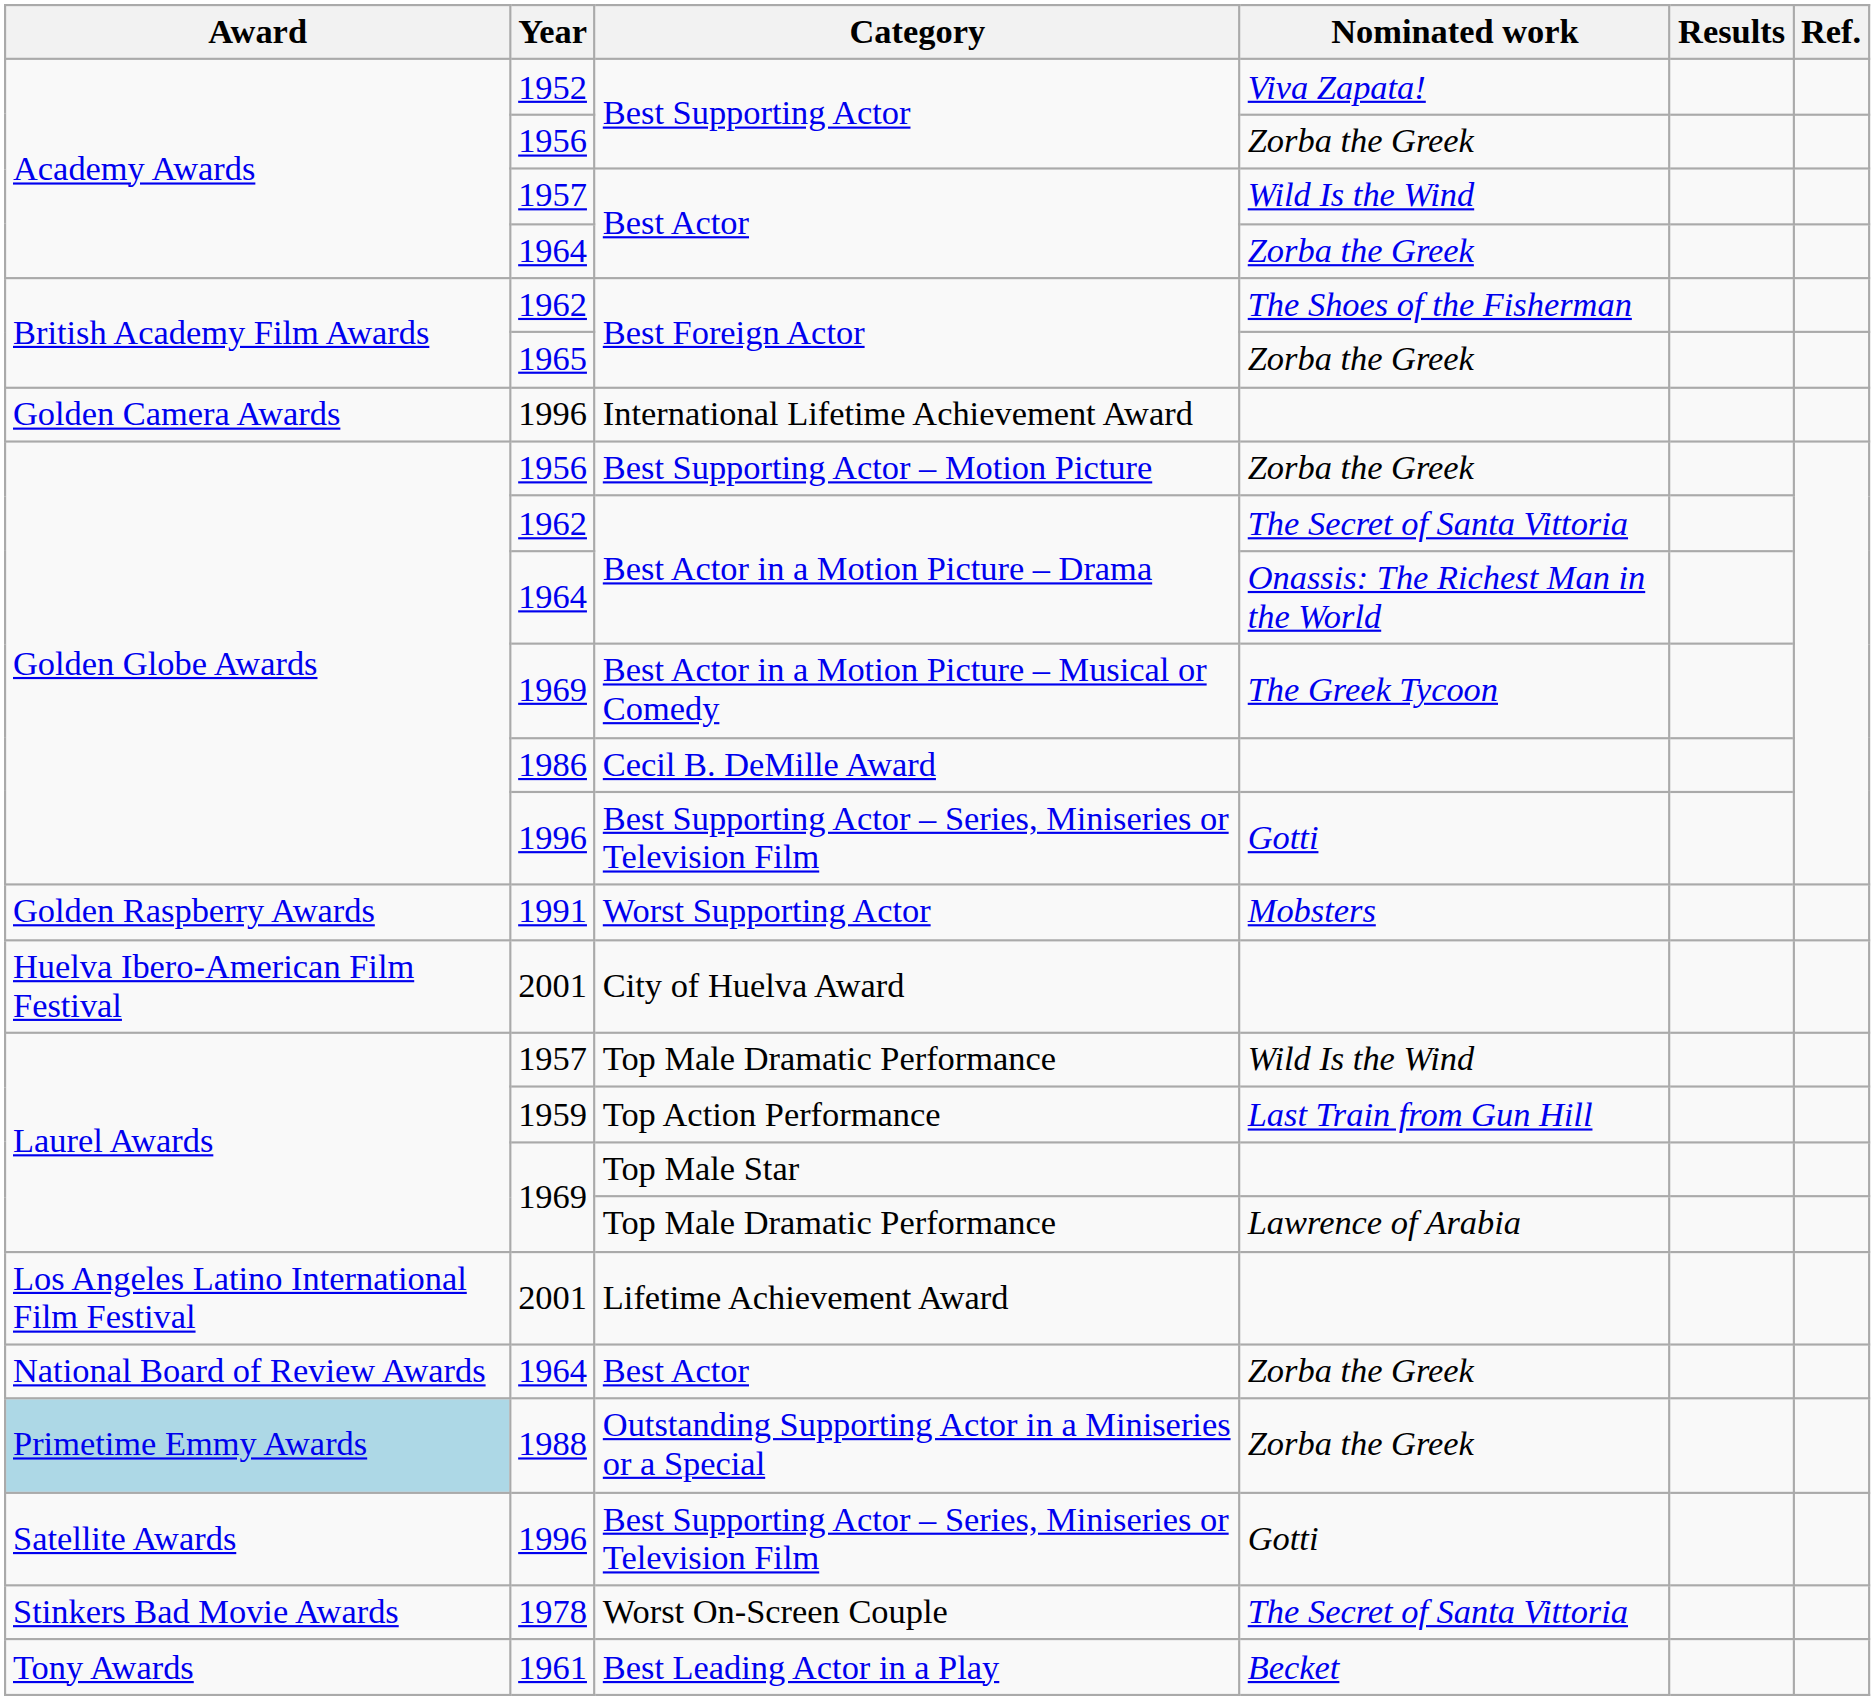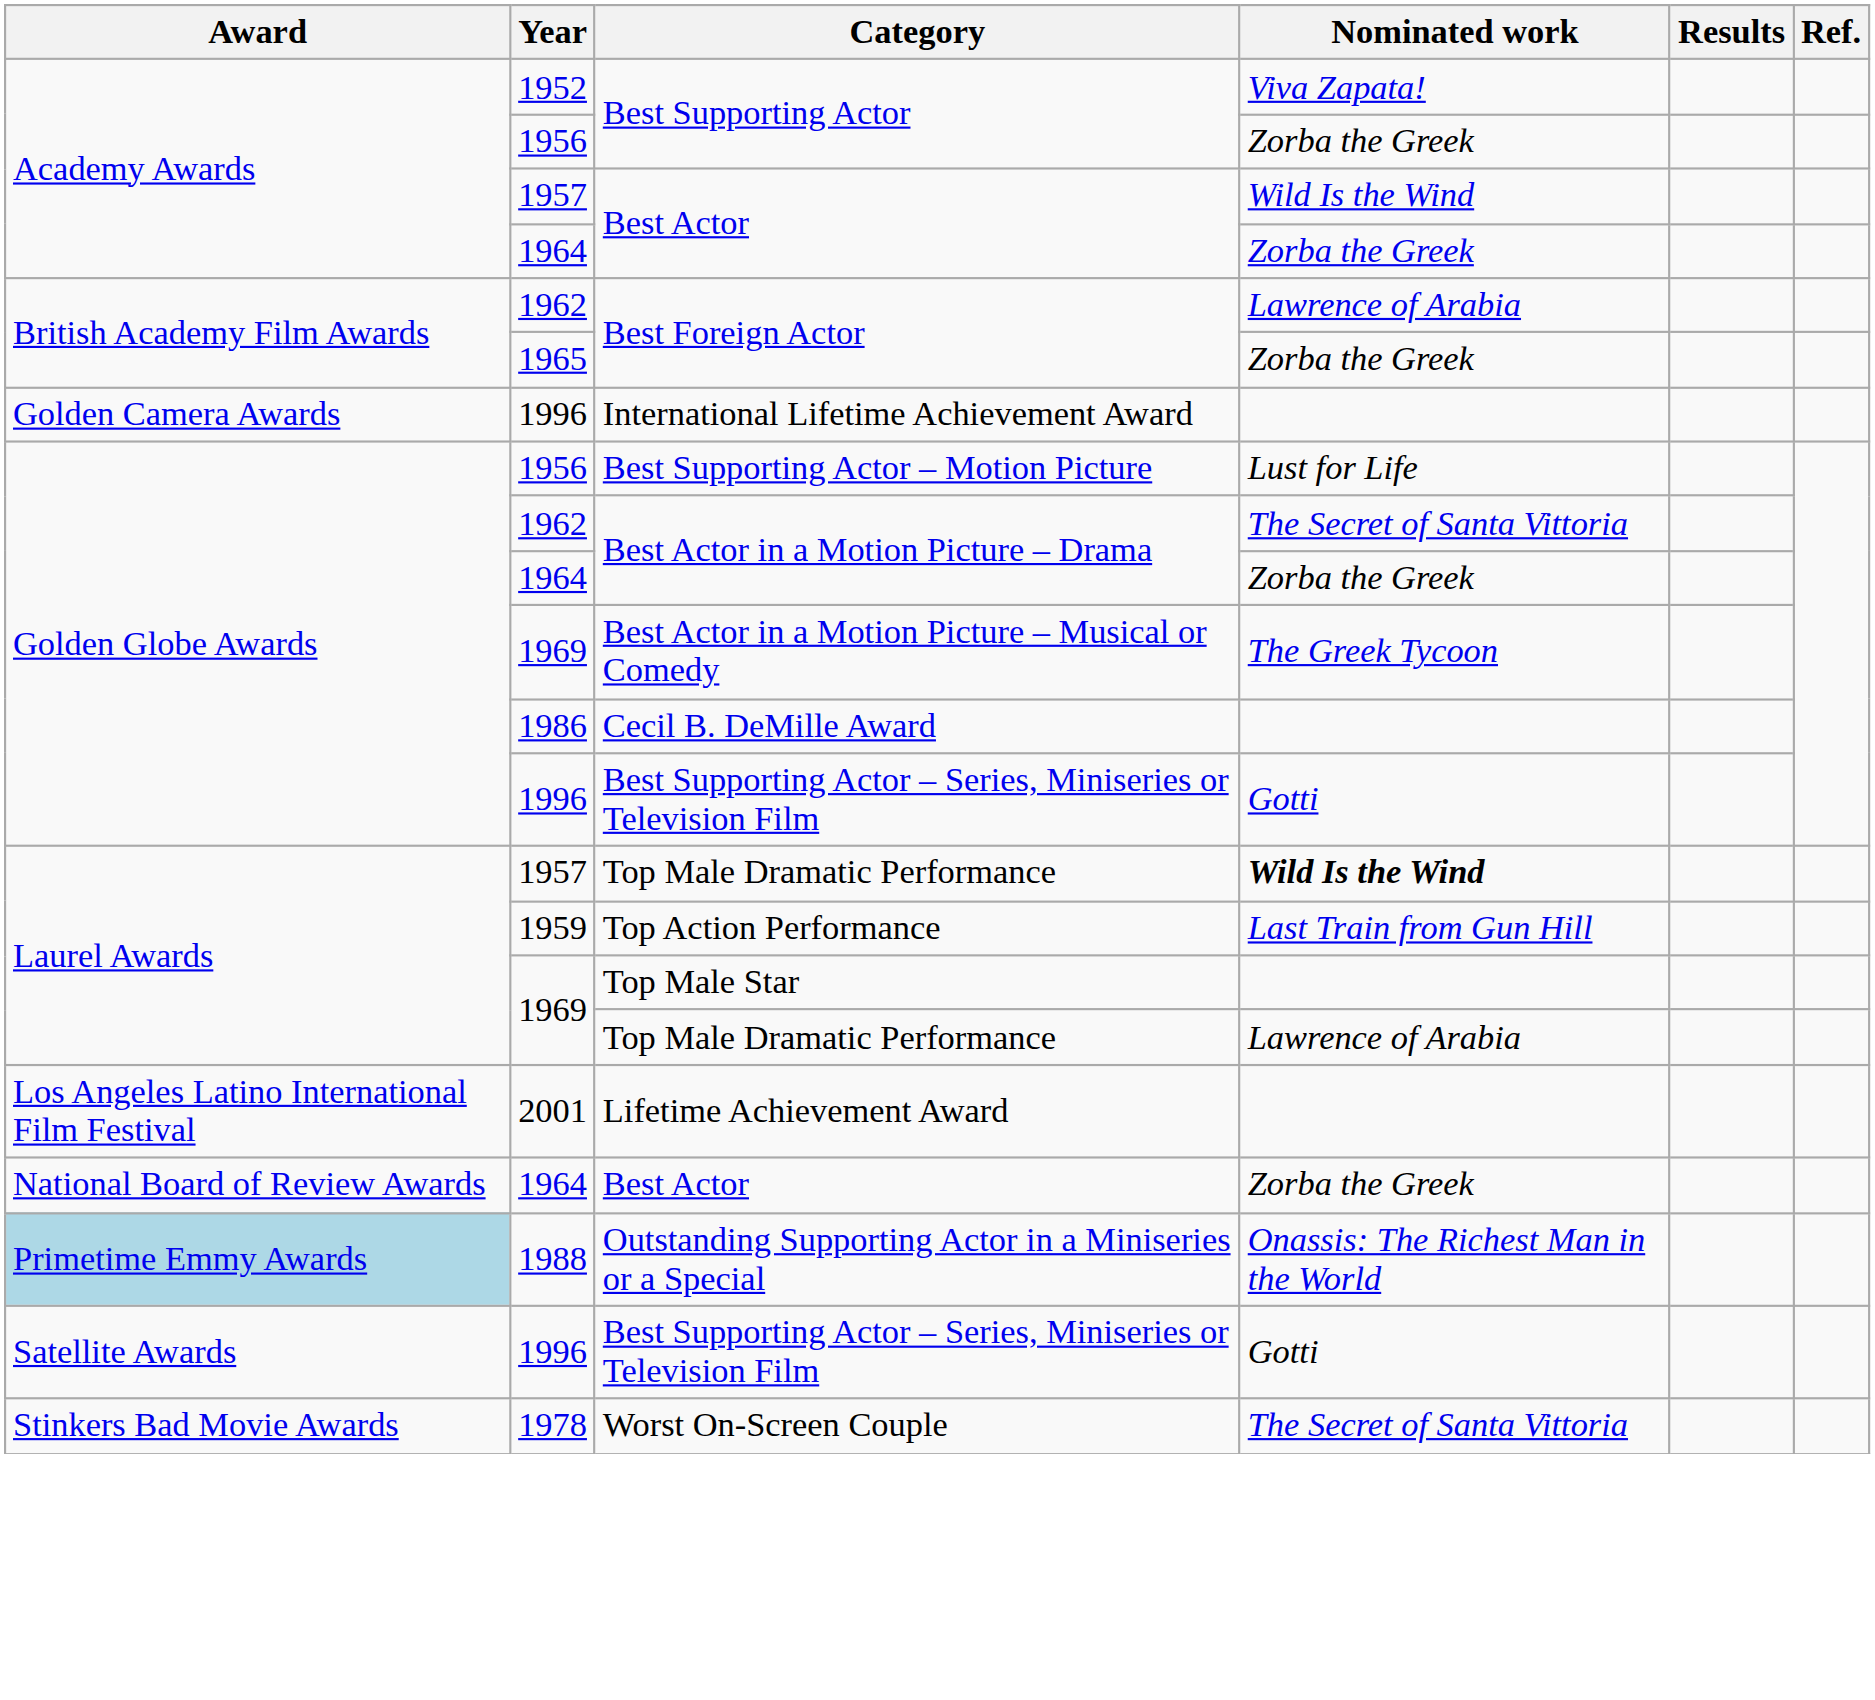(1440, 304) The Shoes of the Fisherman -> (1384, 304) Lawrence of Arabia
(1361, 468) Zorba the Greek -> (1333, 468) Lust for Life
(1446, 596) Onassis: The Richest Man in the World -> (1361, 577) Zorba the Greek
- row: (553, 911)
- row: (553, 985)
(1361, 1059) normal -> (1366, 872) bold
(1361, 1444) Zorba the Greek -> (1446, 1258) Onassis: The Richest Man in the World
- row: (553, 1666)
